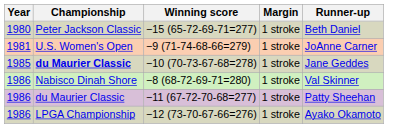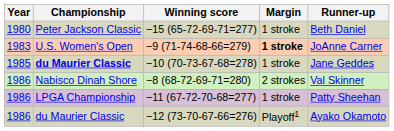(19, 47) 1981 -> (19, 47) 1983
(281, 47) normal -> (282, 47) bold
(281, 81) 1 stroke -> (284, 81) 2 strokes
(80, 98) du Maurier Classic -> (85, 98) LPGA Championship
(85, 115) LPGA Championship -> (80, 116) du Maurier Classic
(281, 115) 1 stroke -> (281, 116) Playoff1
